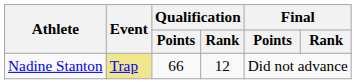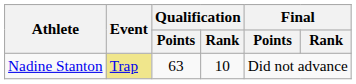(176, 66) 66 -> (176, 66) 63
(222, 66) 12 -> (222, 66) 10
